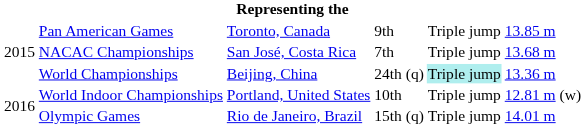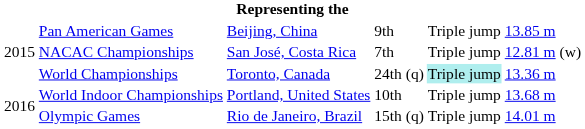(278, 30) Toronto, Canada -> (272, 30) Beijing, China
(530, 52) 13.68 m -> (543, 52) 12.81 m (w)
(272, 73) Beijing, China -> (278, 73) Toronto, Canada
(543, 95) 12.81 m (w) -> (530, 95) 13.68 m
